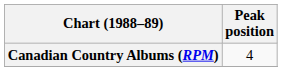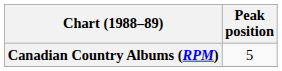(250, 54) 4 -> (250, 54) 5
